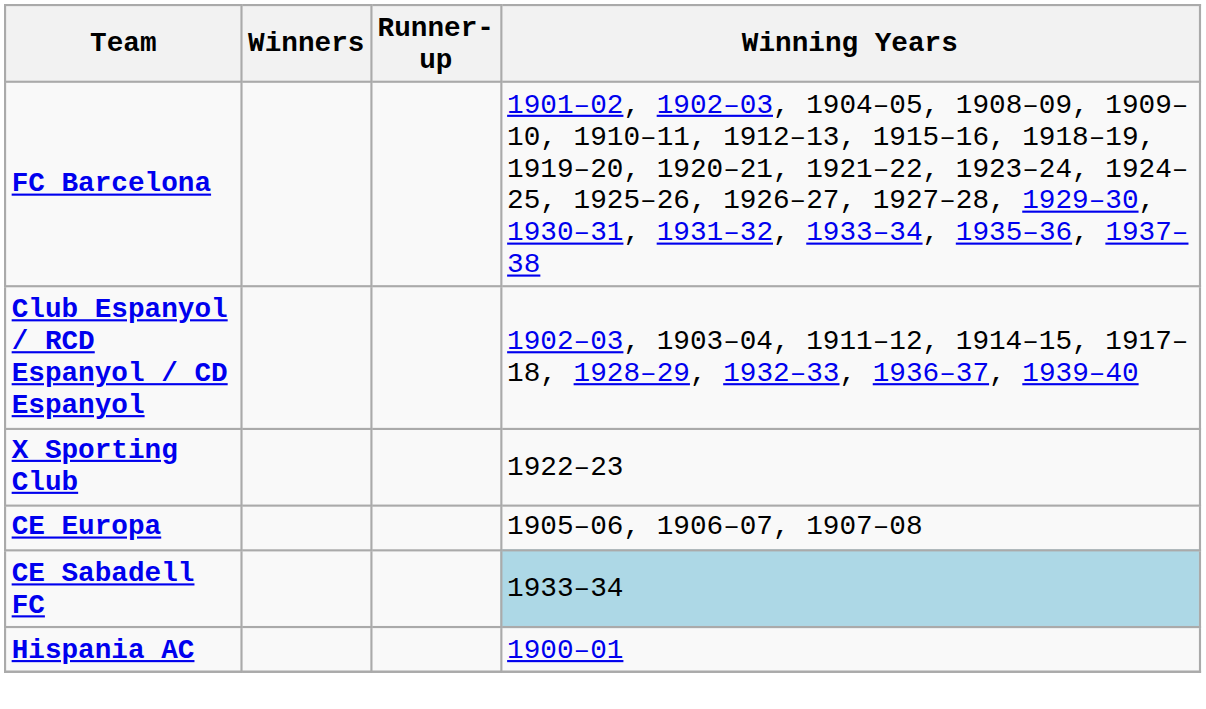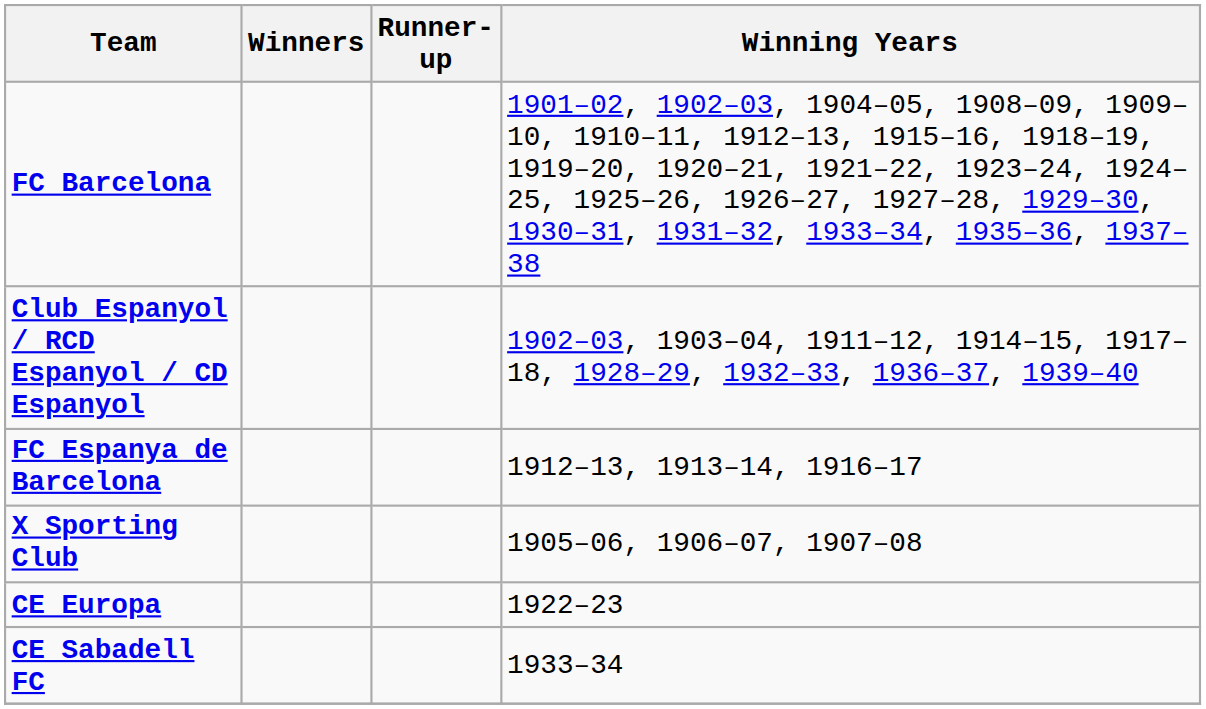+ row: (120, 467)
(565, 467) 1922–23 -> (715, 544) 1905–06, 1906–07, 1907–08
(715, 528) 1905–06, 1906–07, 1907–08 -> (565, 605) 1922–23
(565, 589) lightblue background -> (565, 666) no background
- row: (103, 650)
